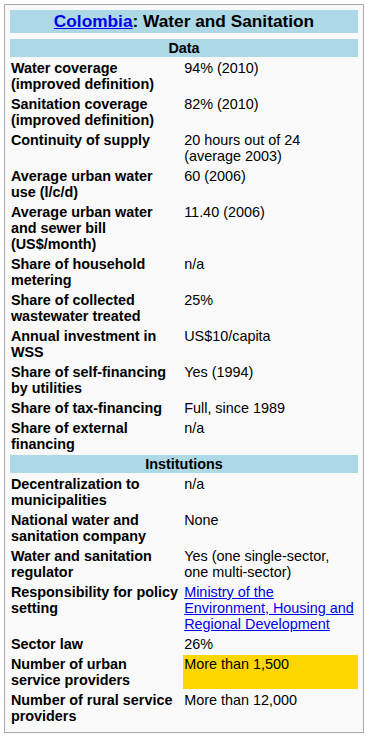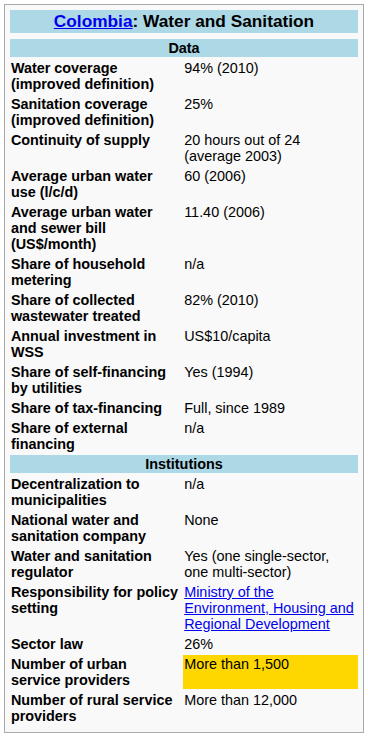(221, 104) 82% (2010) -> (199, 104) 25%
(199, 300) 25% -> (221, 300) 82% (2010)
